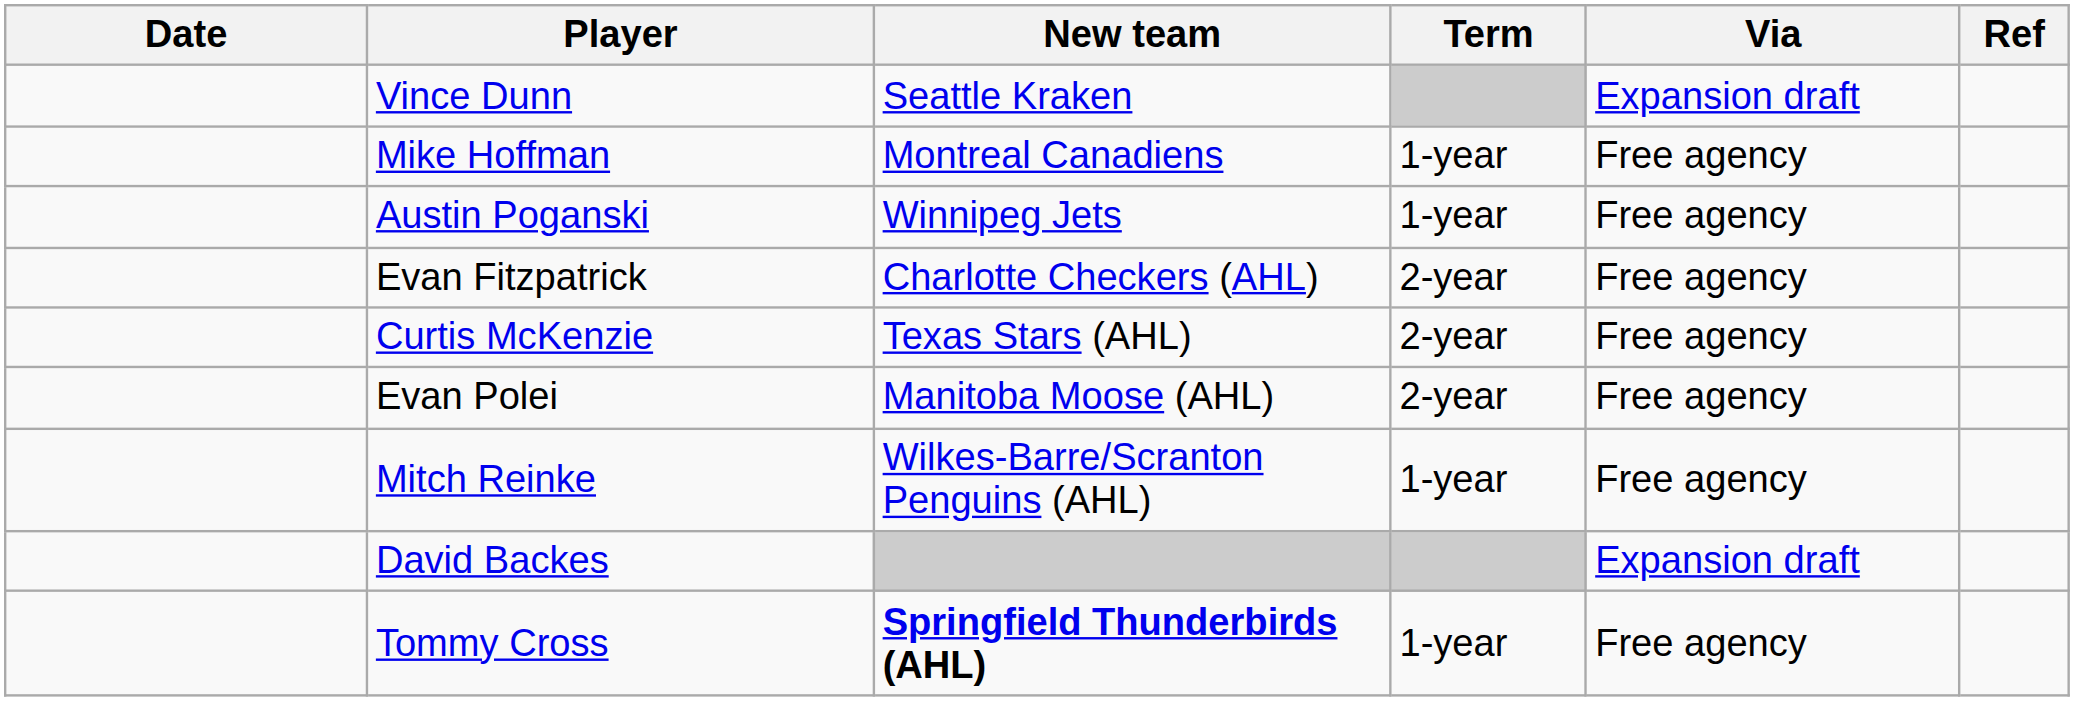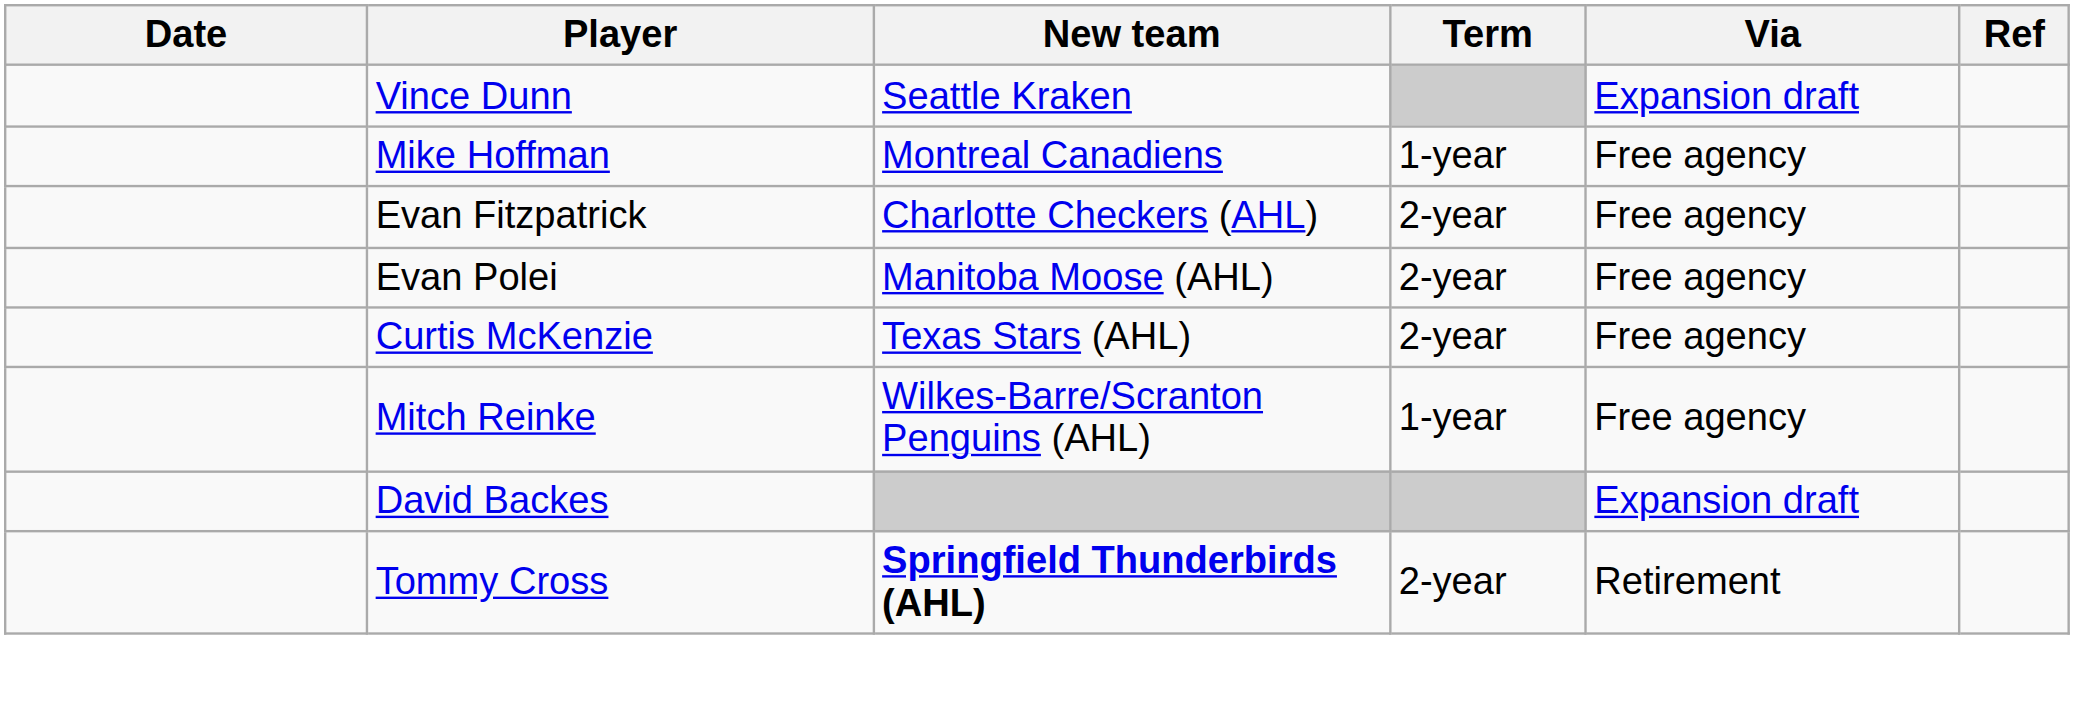- row: (512, 215)
rows swapped: (514, 336) <-> (467, 397)
(1453, 642) 1-year -> (1453, 582) 2-year
(1701, 642) Free agency -> (1687, 582) Retirement
